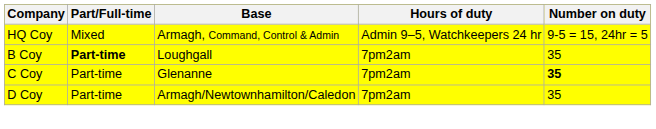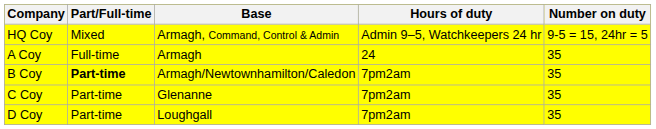+ row: (24, 54)
(185, 54) Loughgall -> (256, 74) Armagh/Newtownhamilton/Caledon
(554, 74) bold -> (554, 94) normal
(256, 94) Armagh/Newtownhamilton/Caledon -> (185, 114) Loughgall
